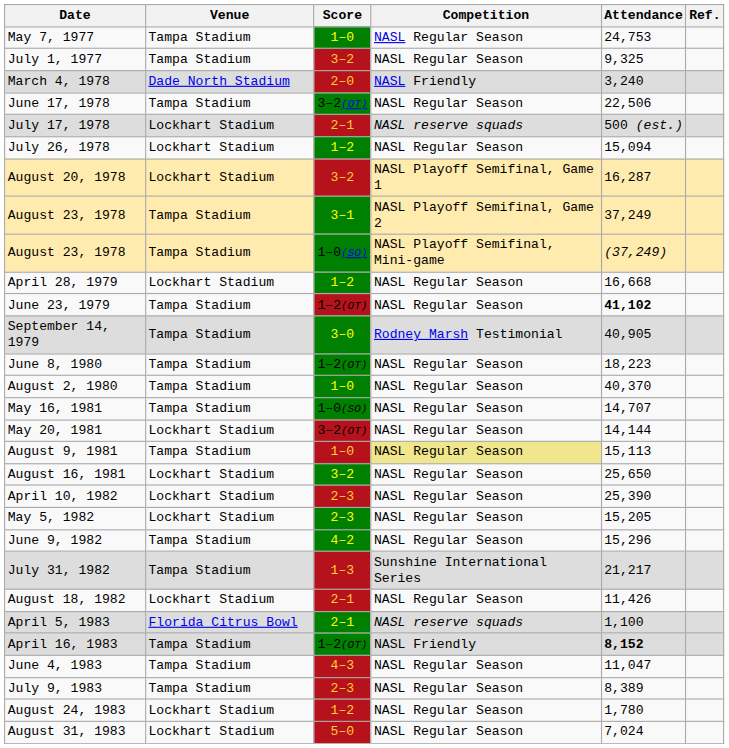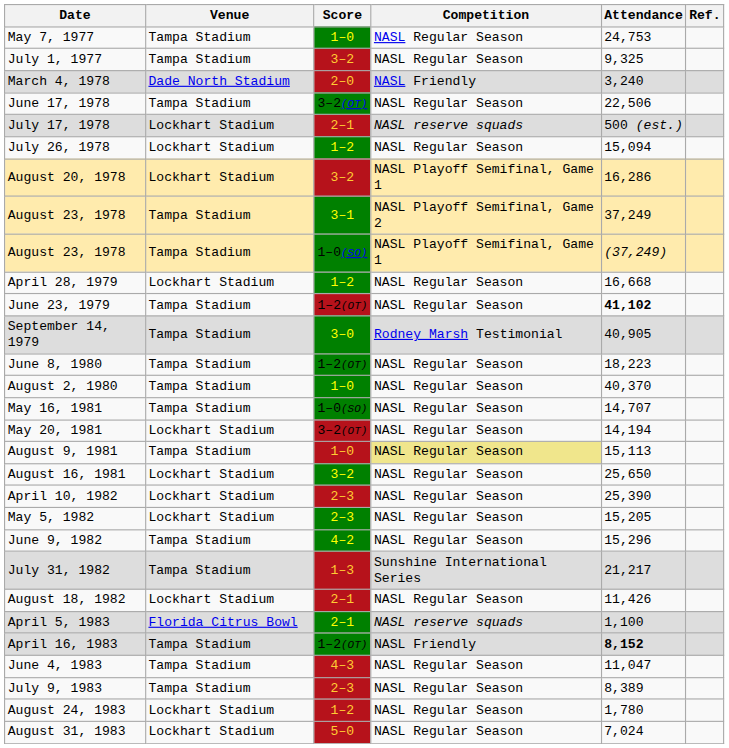(628, 177) 16,287 -> (628, 177) 16,286
(464, 253) NASL Playoff Semifinal, Mini-game -> (484, 253) NASL Playoff Semifinal, Game 1
(628, 430) 14,144 -> (628, 430) 14,194
